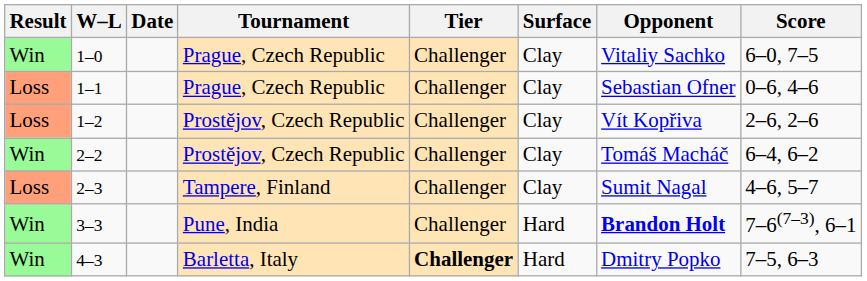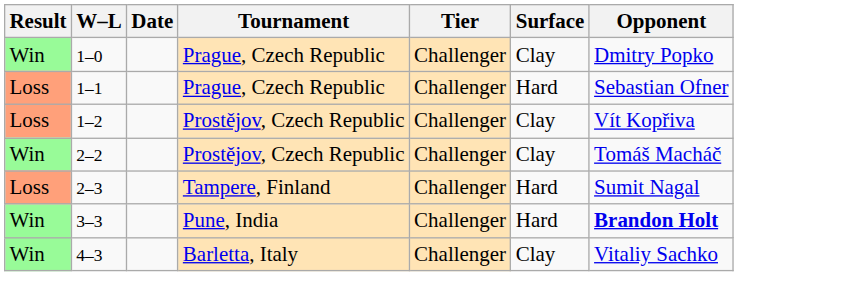- column: (801, 21)
(663, 54) Vitaliy Sachko -> (654, 54) Dmitry Popko
(543, 87) Clay -> (537, 87) Hard
(543, 187) Clay -> (537, 187) Hard
(464, 259) bold -> (460, 253) normal
(544, 259) Hard -> (536, 253) Clay
(661, 259) Dmitry Popko -> (656, 253) Vitaliy Sachko
